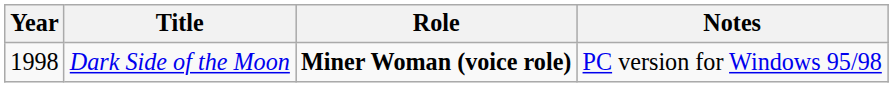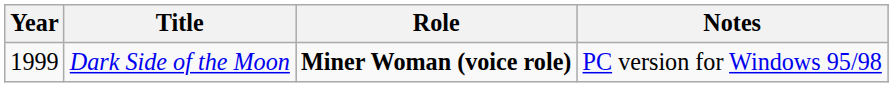(34, 61) 1998 -> (34, 61) 1999
